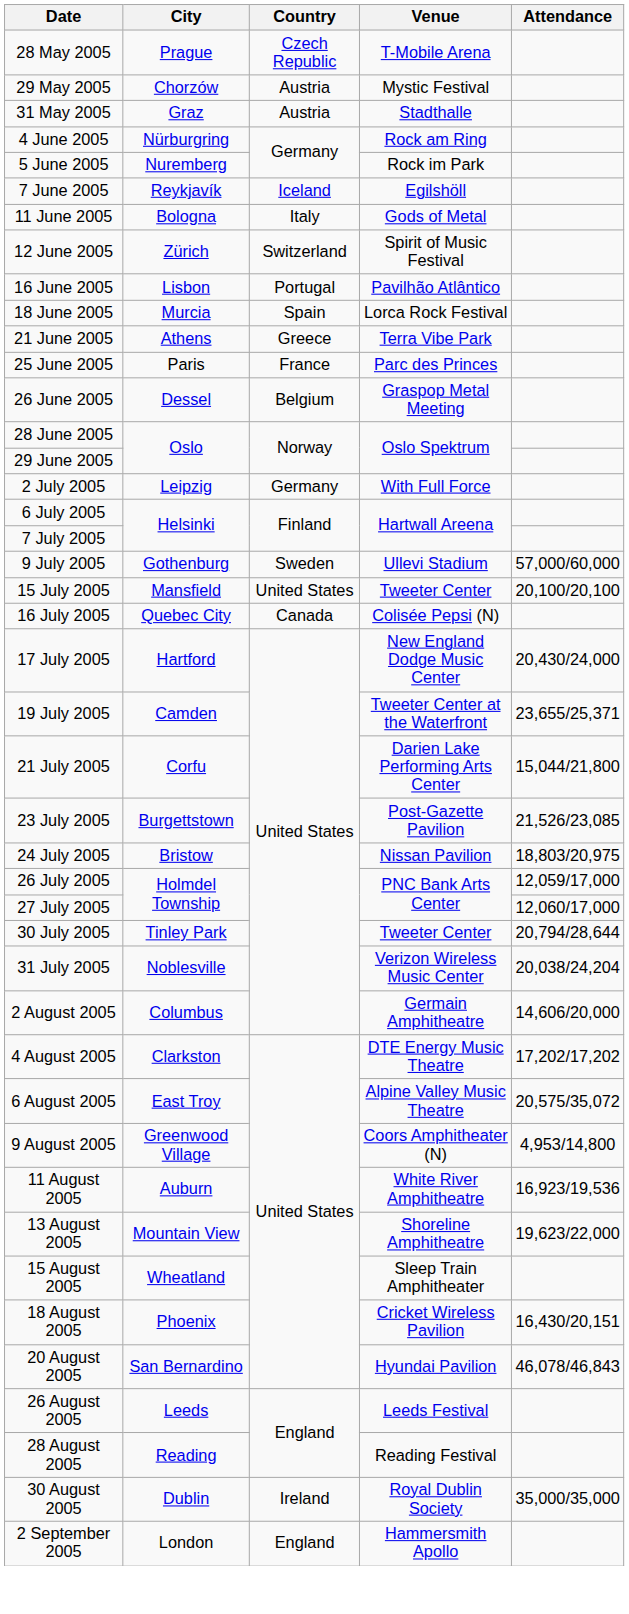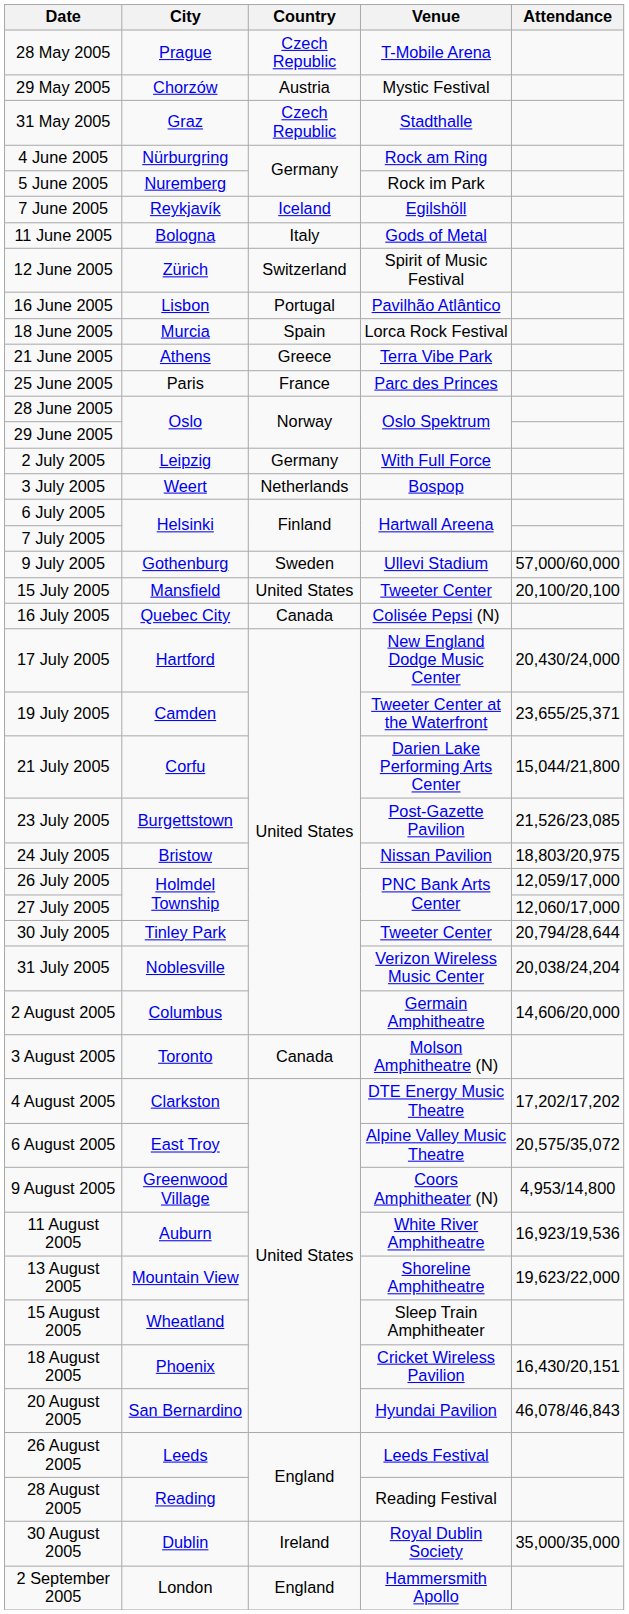(305, 113) Austria -> (304, 122) Czech Republic
- row: (64, 399)
+ row: (63, 486)
+ row: (63, 1056)
